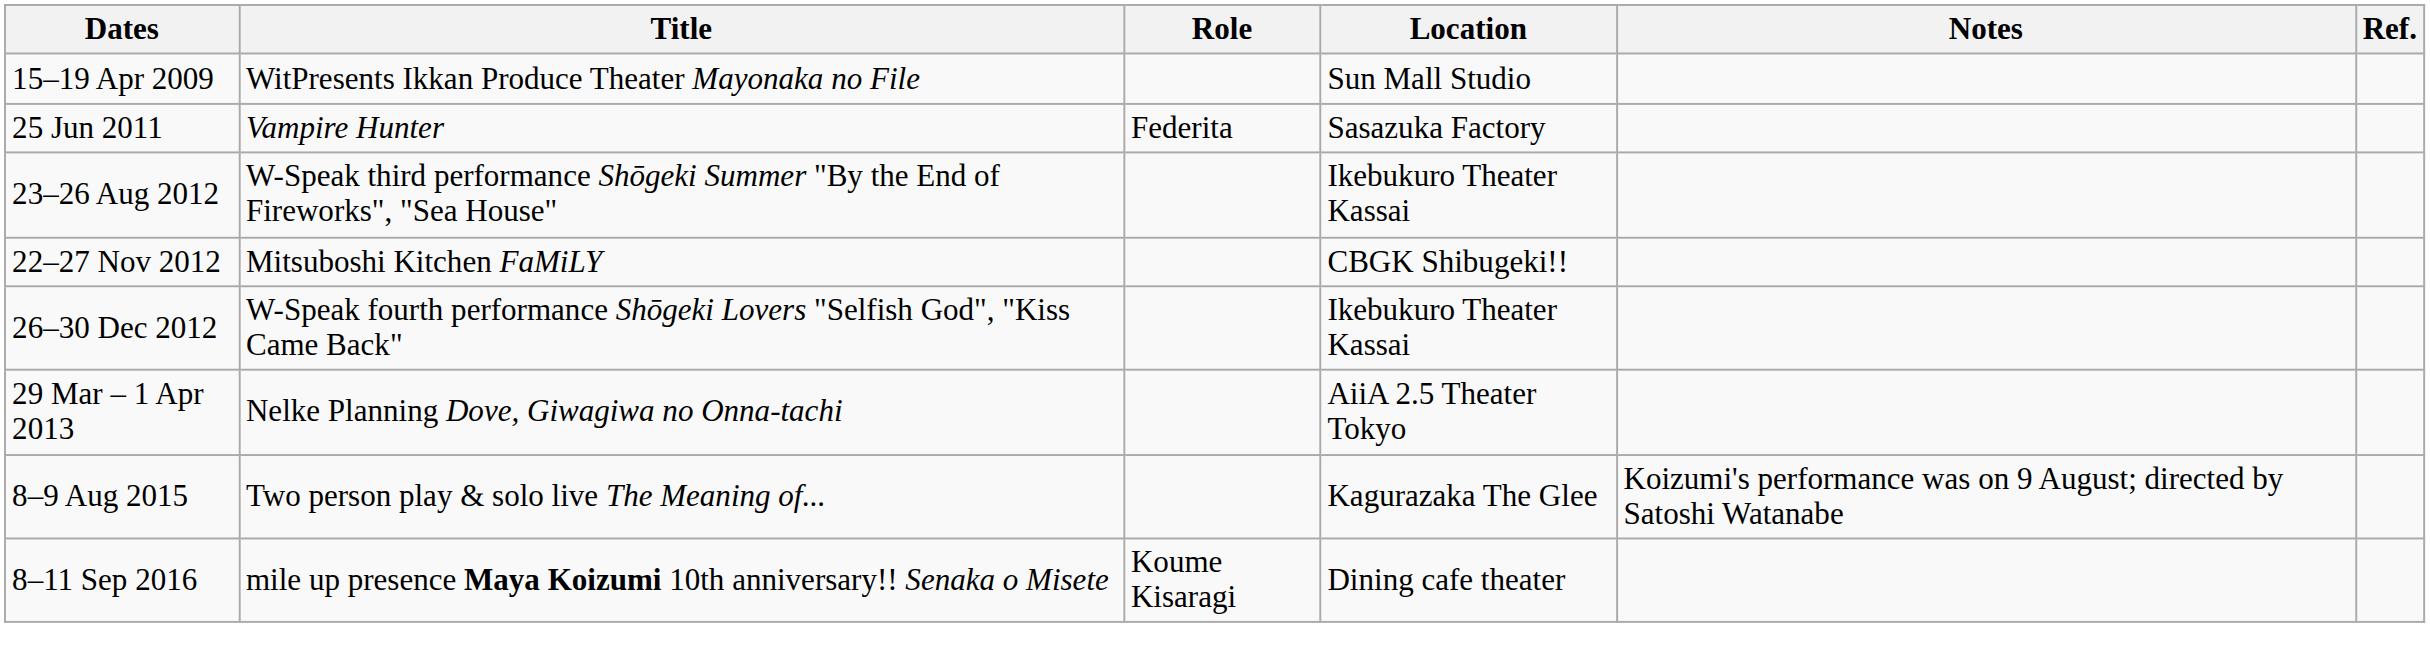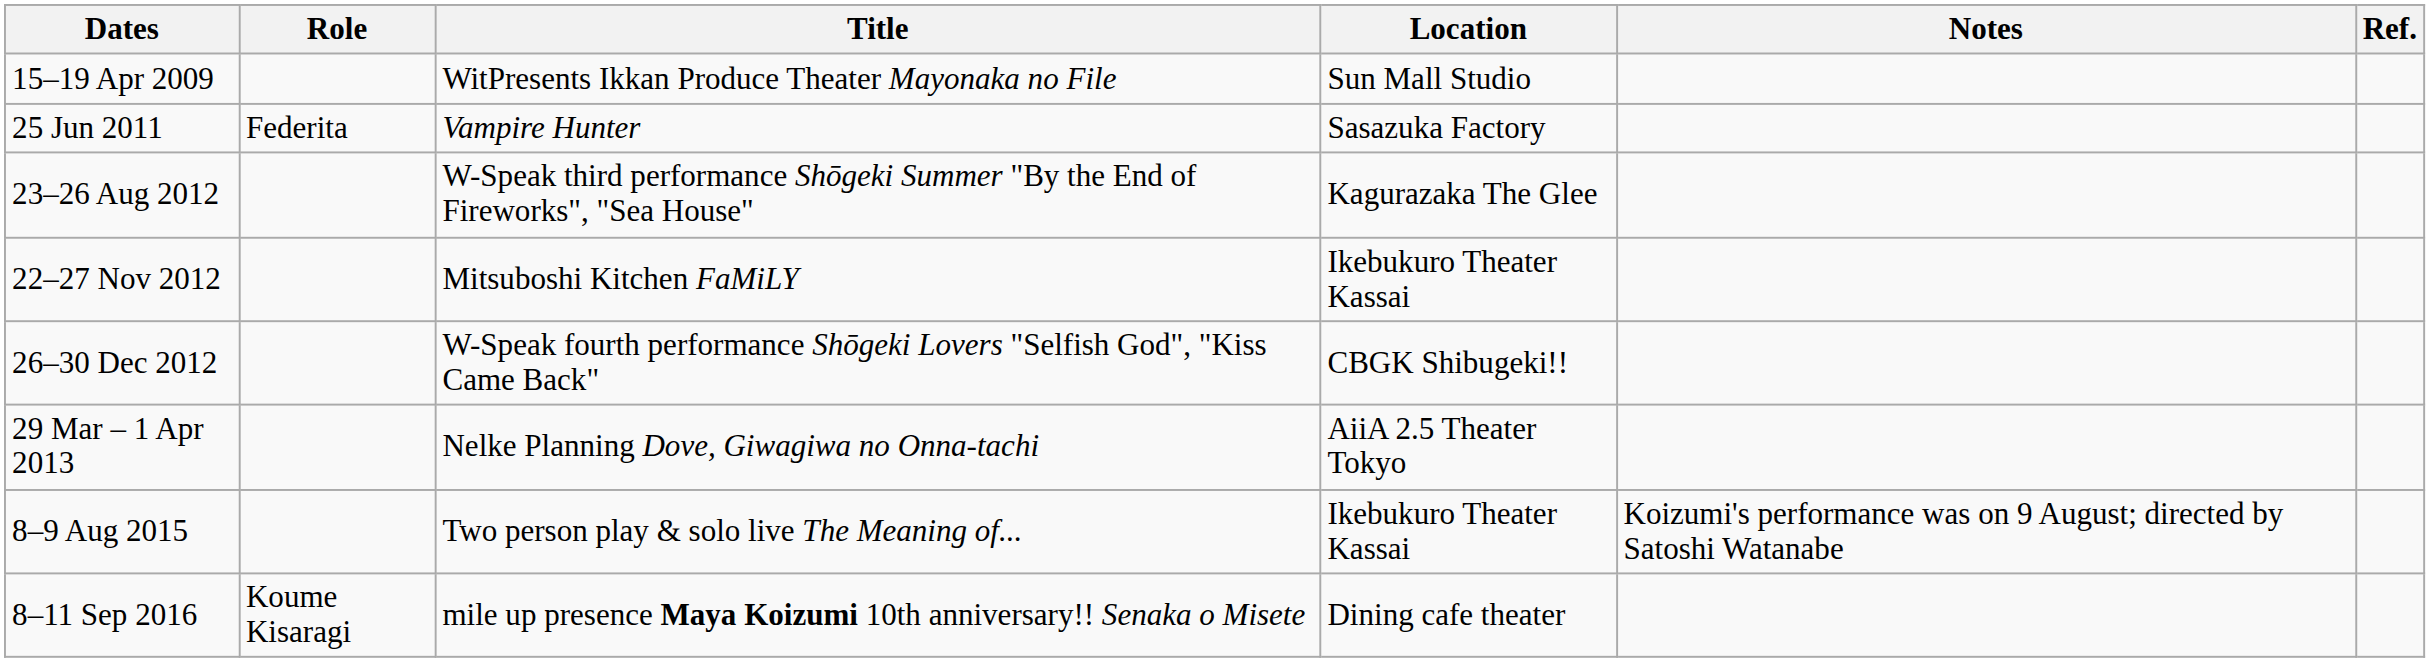columns swapped: (681, 29) <-> (1222, 29)
(1442, 194) Ikebukuro Theater Kassai -> (1462, 194) Kagurazaka The Glee
(1448, 260) CBGK Shibugeki!! -> (1442, 278) Ikebukuro Theater Kassai
(1442, 327) Ikebukuro Theater Kassai -> (1448, 362) CBGK Shibugeki!!
(1462, 495) Kagurazaka The Glee -> (1442, 530) Ikebukuro Theater Kassai
